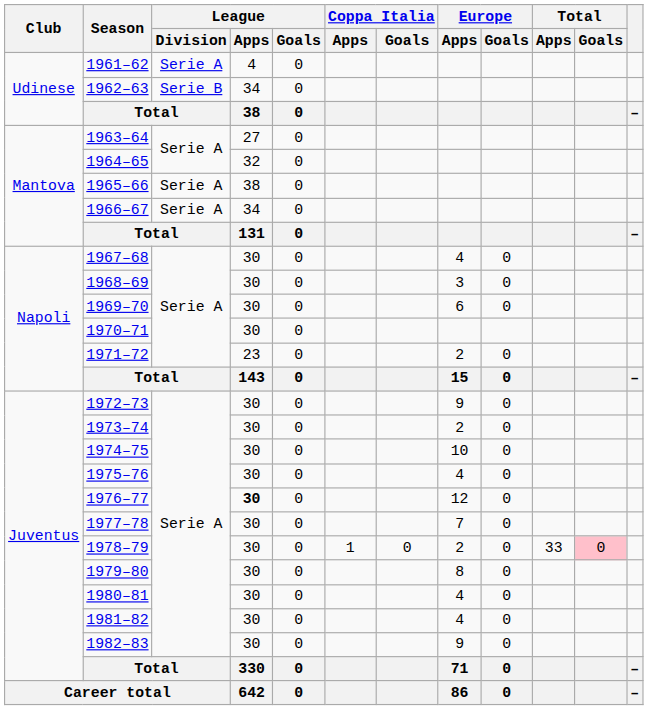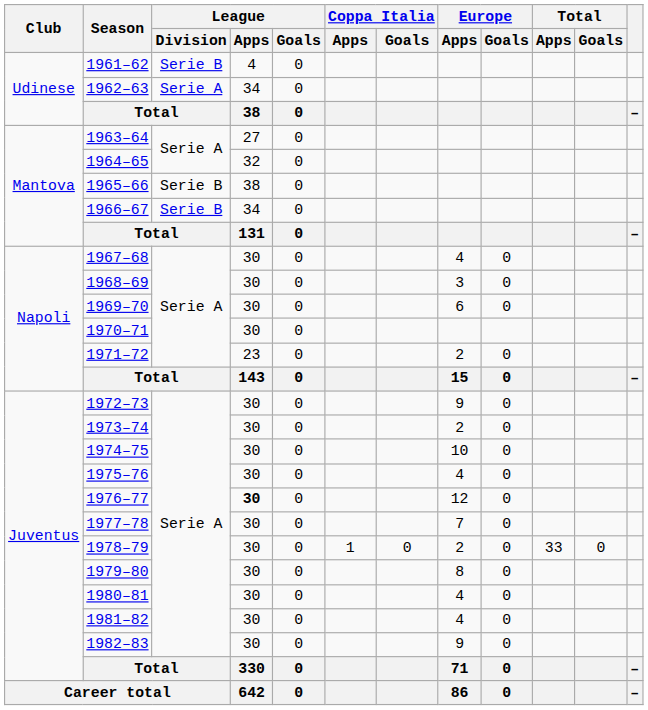(191, 65) Serie A -> (191, 65) Serie B
(191, 89) Serie B -> (191, 89) Serie A
(191, 186) Serie A -> (191, 186) Serie B
(191, 210) Serie A -> (191, 210) Serie B
(601, 548) pink background -> (601, 548) no background
